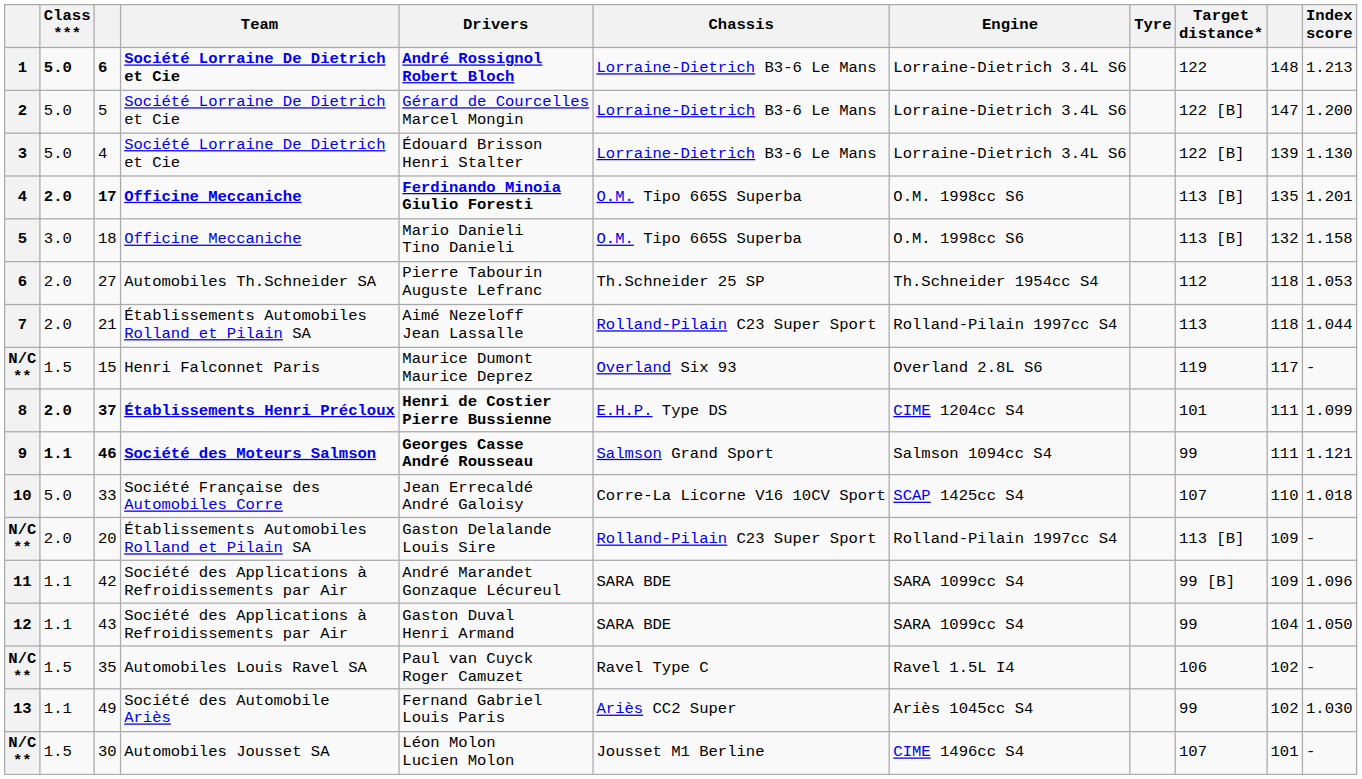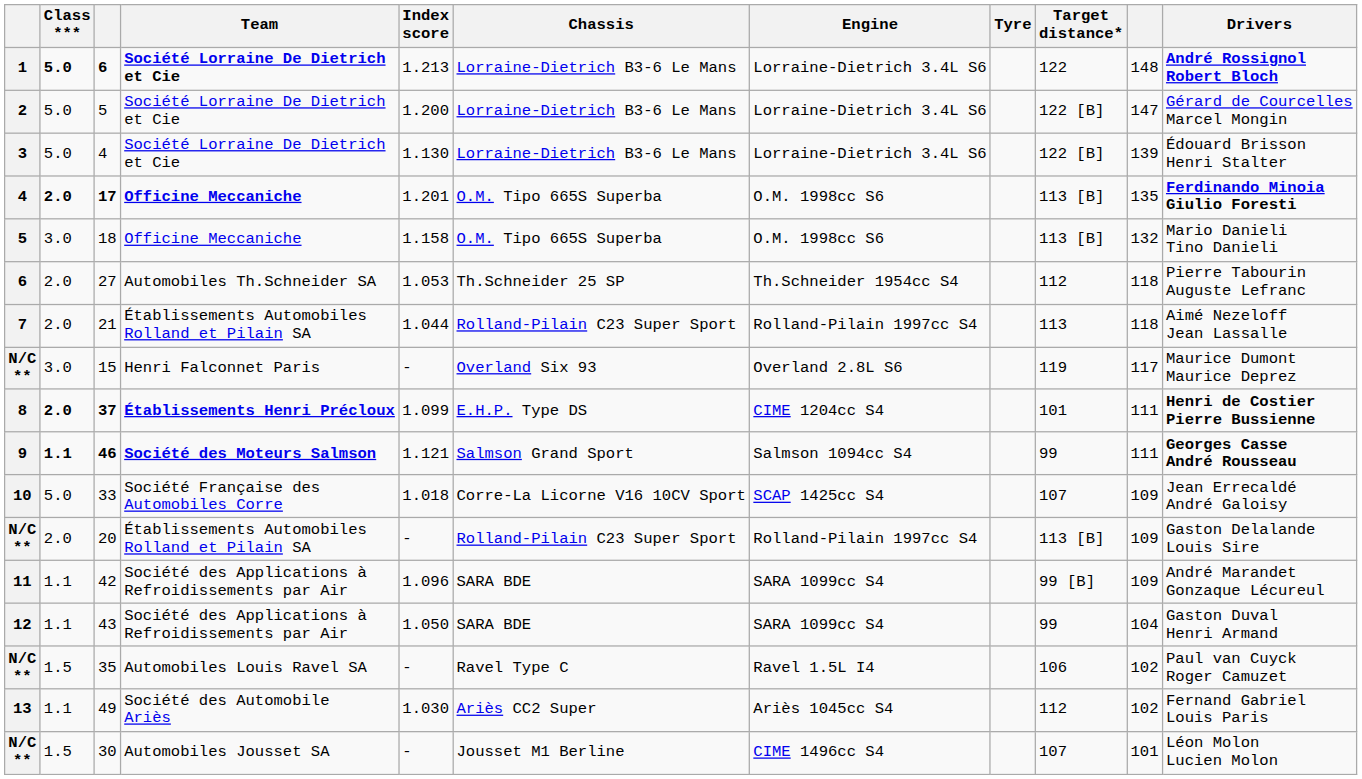columns swapped: (496, 26) <-> (1329, 26)
(58, 368) 1.5 -> (58, 368) 3.0
(1284, 497) 110 -> (1144, 497) 109
(1188, 711) 99 -> (1053, 711) 112
